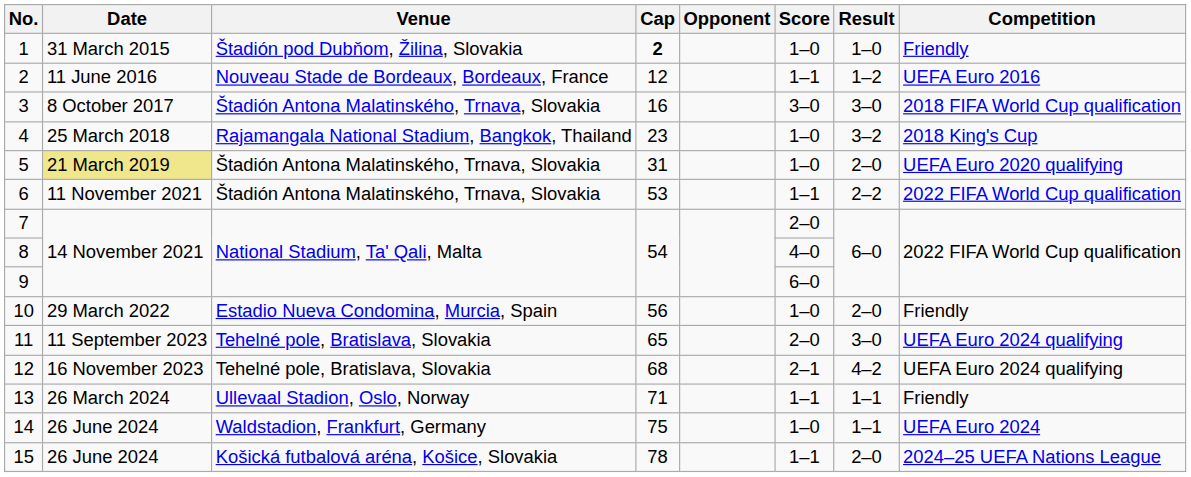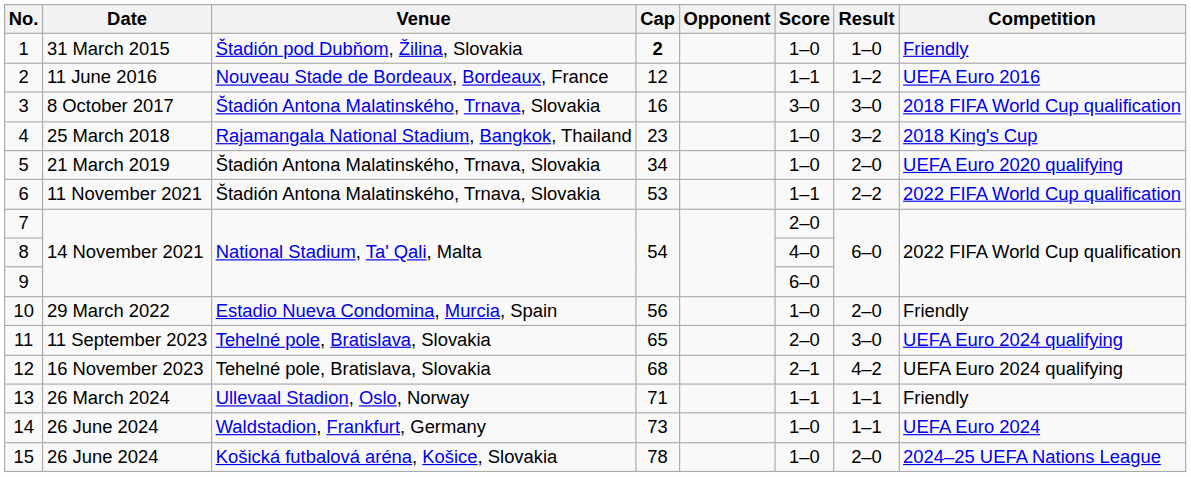(108, 164) khaki background -> (108, 164) no background
(658, 164) 31 -> (658, 164) 34
(658, 427) 75 -> (658, 427) 73
(804, 456) 1–1 -> (804, 456) 1–0
